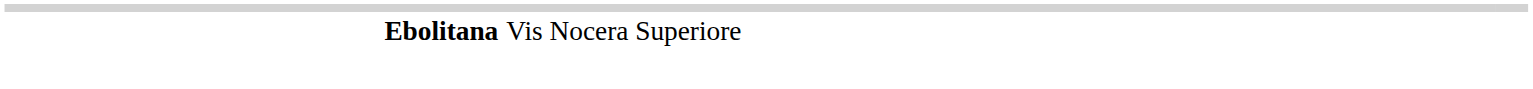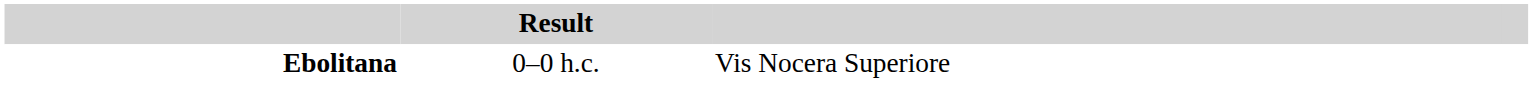+ column: (556, 23)
